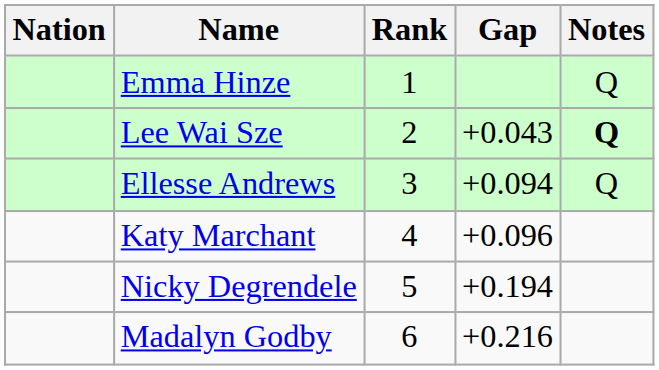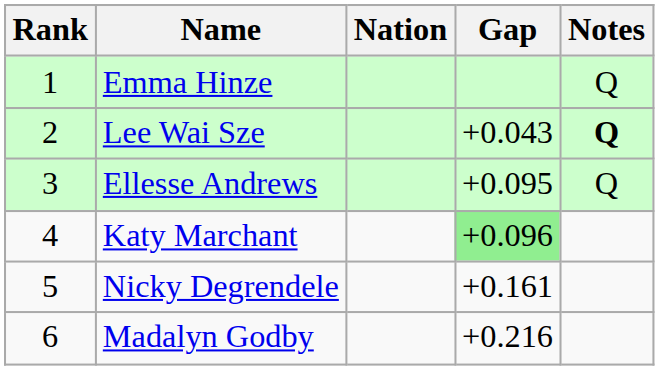columns swapped: (409, 30) <-> (59, 30)
(508, 183) +0.094 -> (508, 183) +0.095
(508, 235) no background -> (508, 235) lightgreen background
(508, 286) +0.194 -> (508, 286) +0.161
